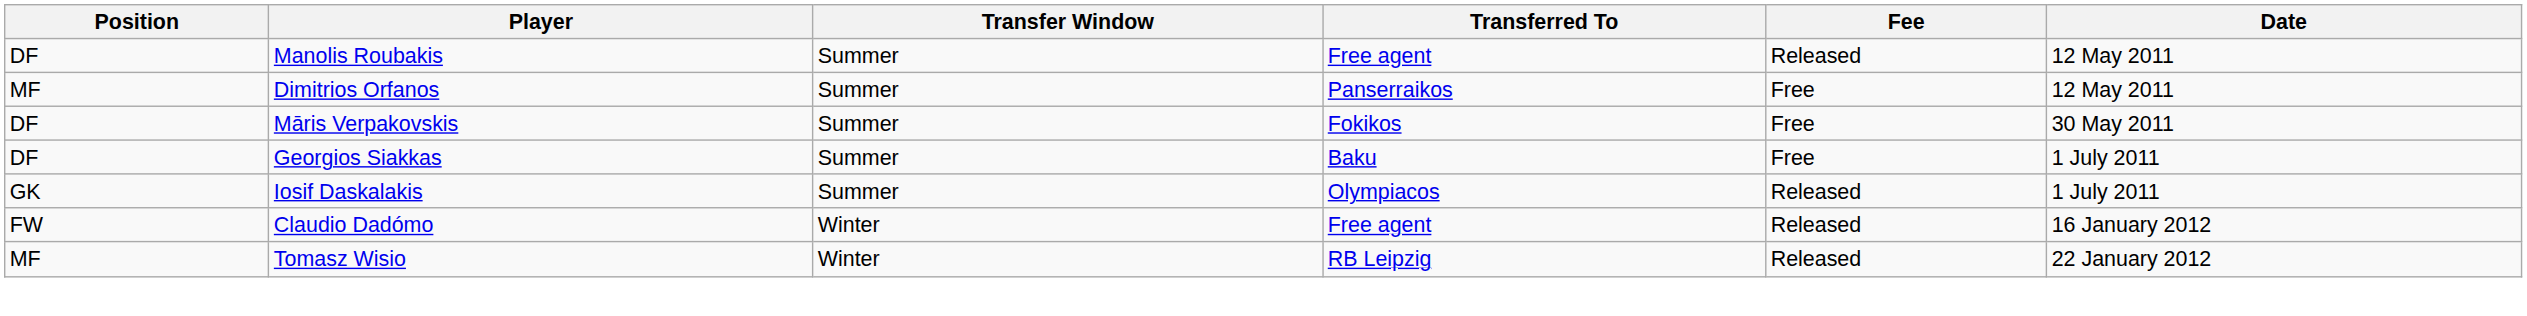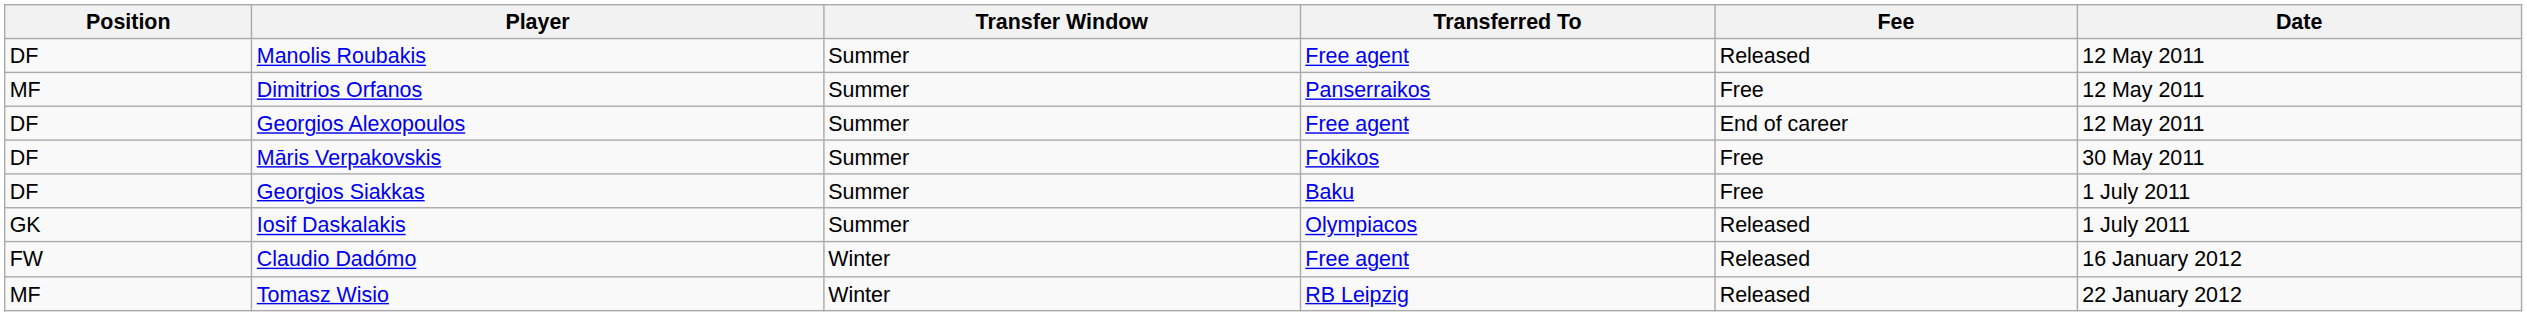+ row: (361, 124)
